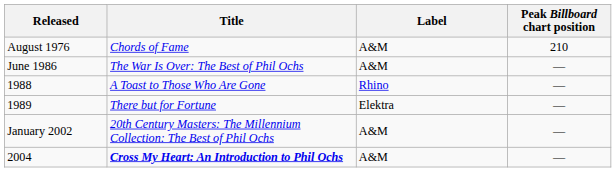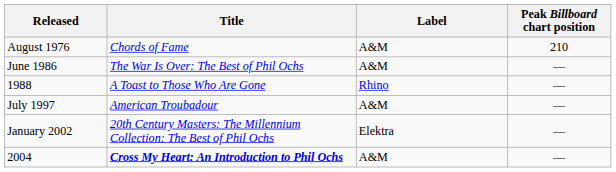- row: (19, 104)
+ row: (31, 104)
(373, 131) A&M -> (376, 131) Elektra
